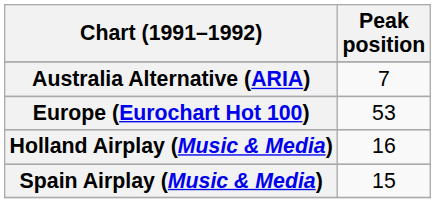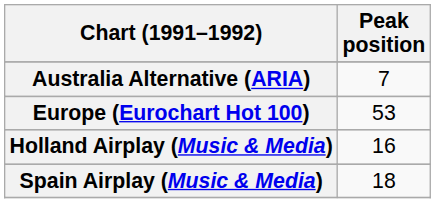(384, 180) 15 -> (384, 180) 18
